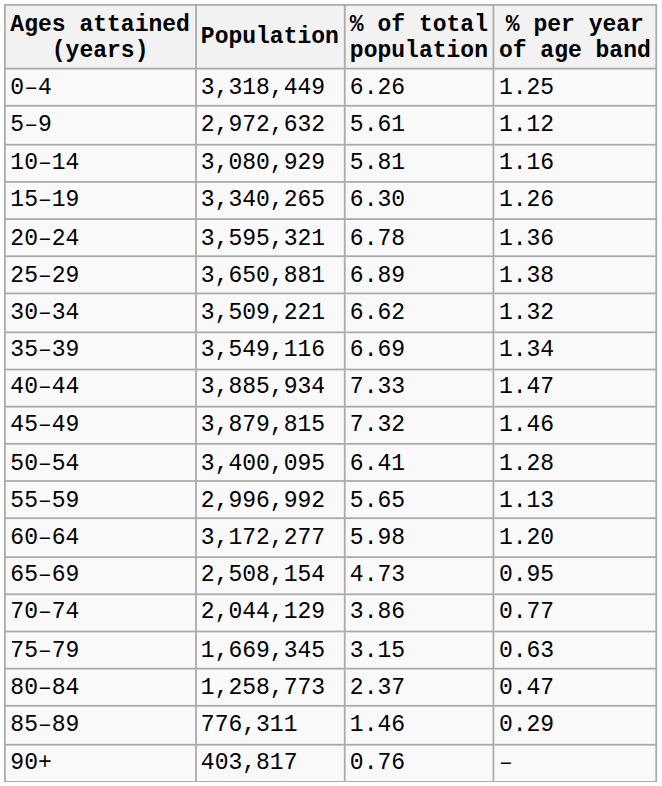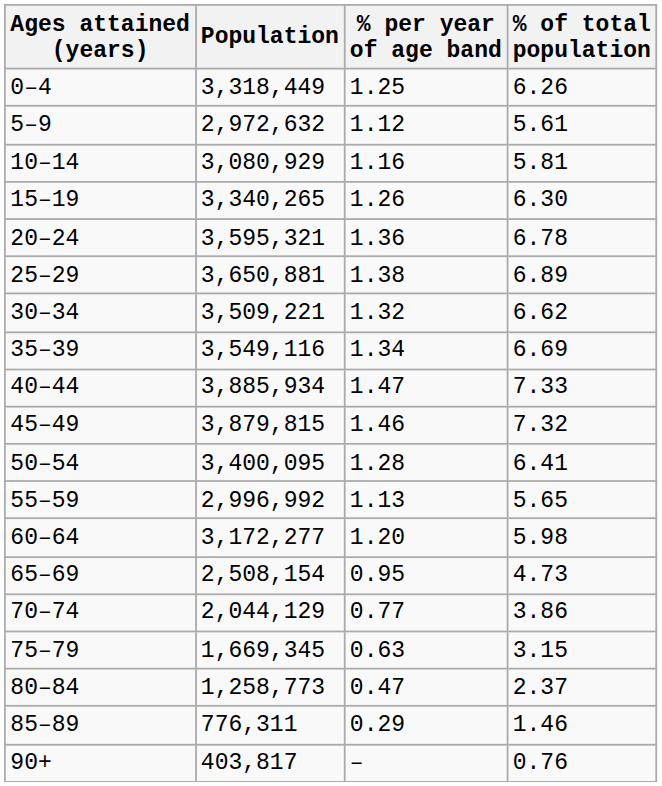columns swapped: (419, 37) <-> (575, 37)
